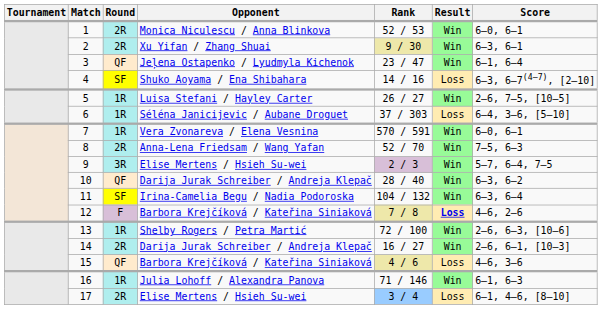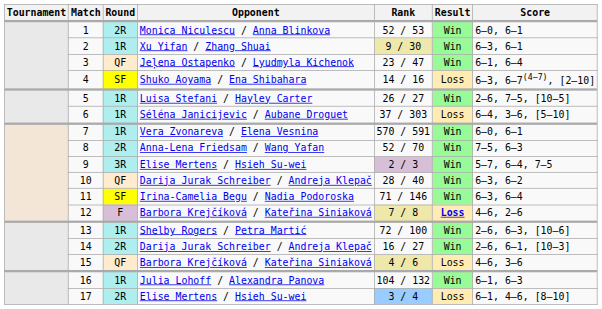(120, 46) 2R -> (120, 46) 1R
(403, 197) 104 / 132 -> (403, 197) 71 / 146
(403, 280) 71 / 146 -> (403, 280) 104 / 132
